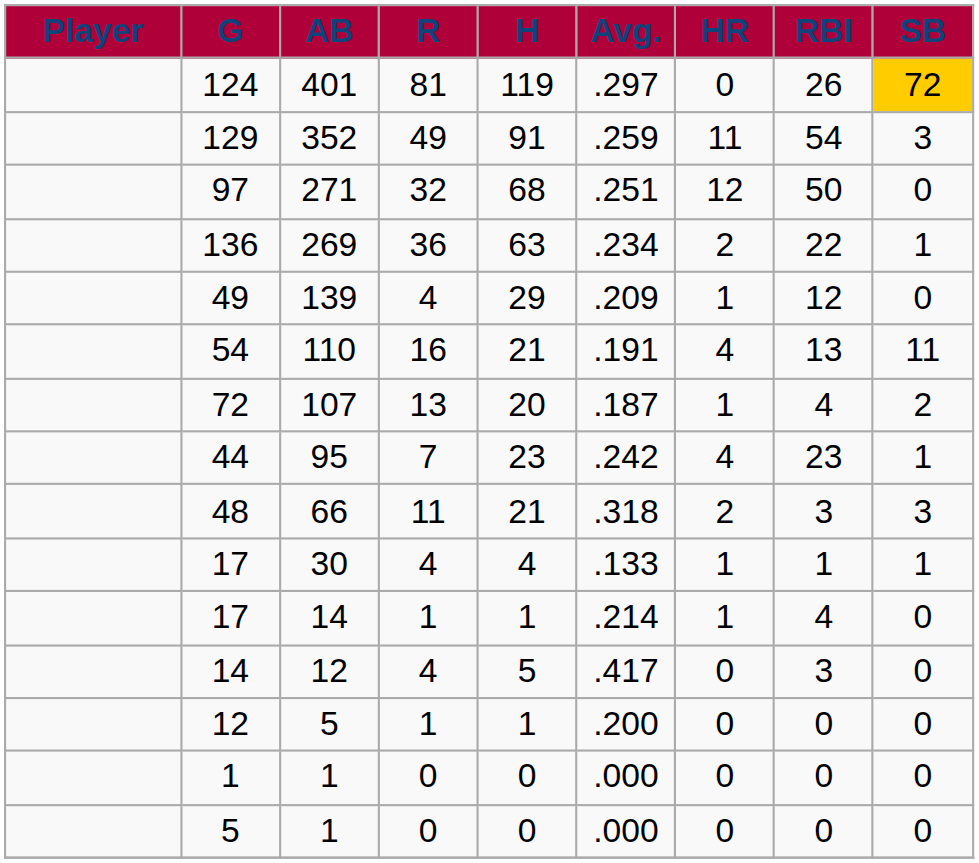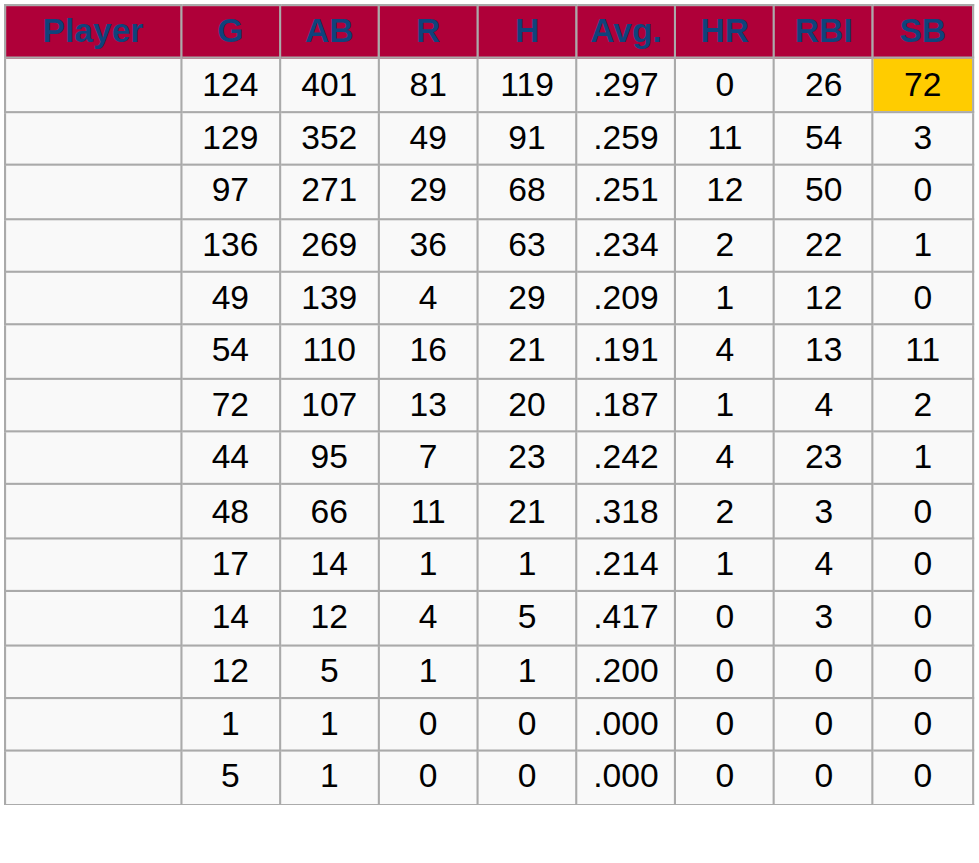(428, 191) 32 -> (428, 191) 29
(923, 510) 3 -> (923, 510) 0
- row: (230, 564)
